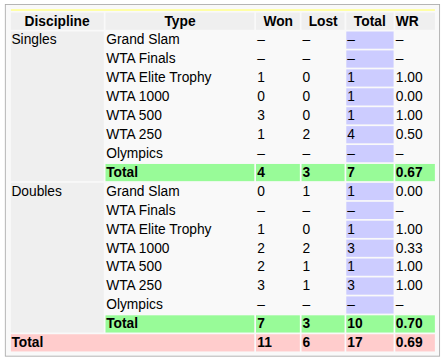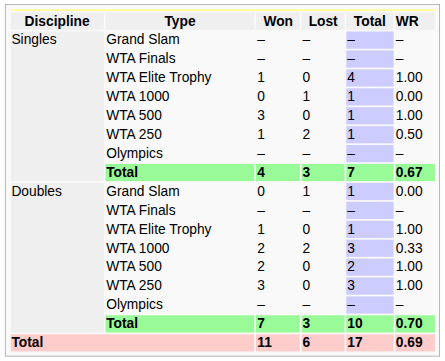(351, 78) 1 -> (351, 78) 4
(306, 97) 0 -> (306, 97) 1
(351, 134) 4 -> (351, 134) 1
(306, 267) 1 -> (306, 267) 0
(351, 267) 1 -> (351, 267) 2
(306, 286) 1 -> (306, 286) 0
